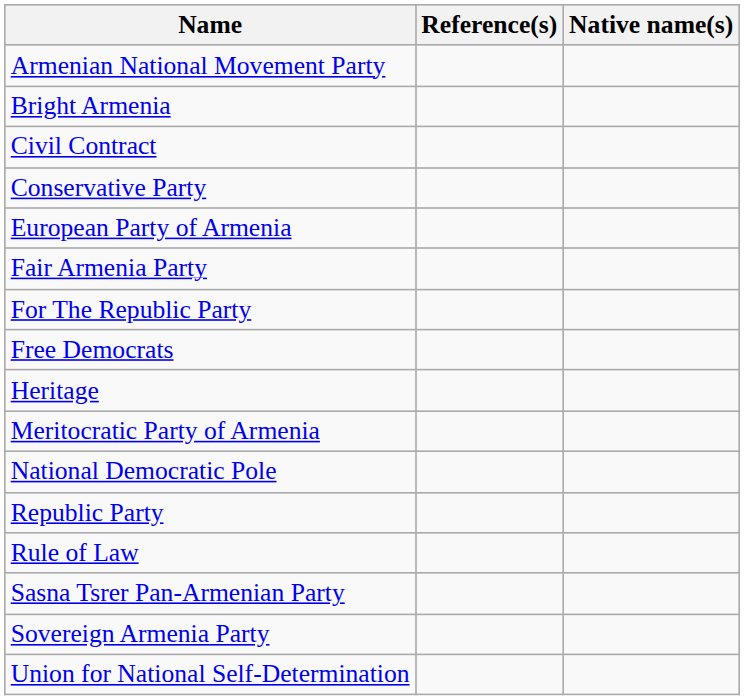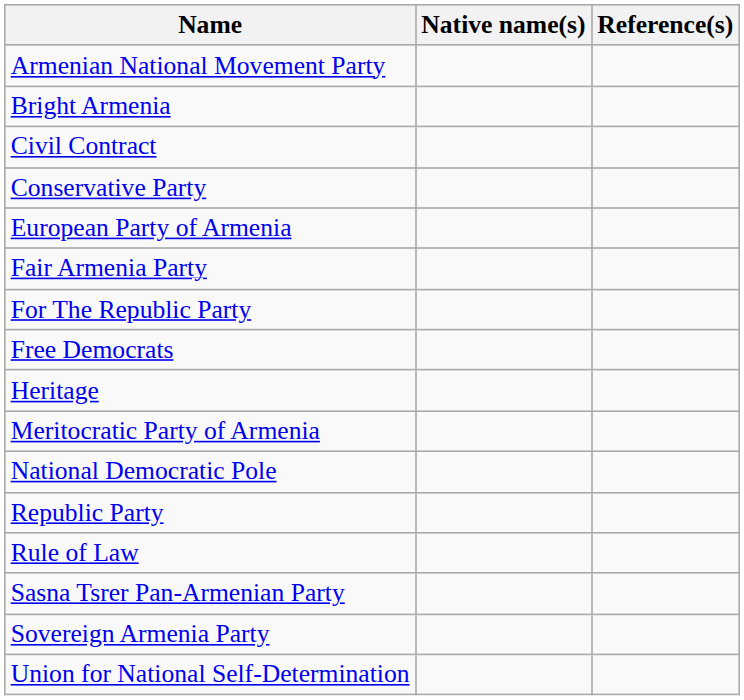columns swapped: (651, 24) <-> (489, 24)
